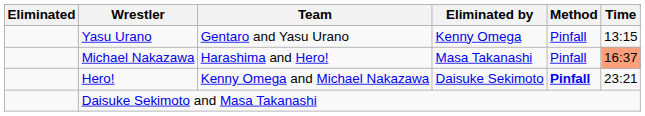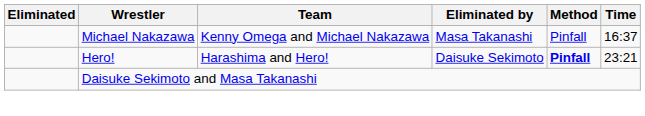- row: (117, 36)
(265, 57) Harashima and Hero! -> (315, 36) Kenny Omega and Michael Nakazawa
(621, 57) lightsalmon background -> (621, 36) no background
(315, 79) Kenny Omega and Michael Nakazawa -> (265, 57) Harashima and Hero!
